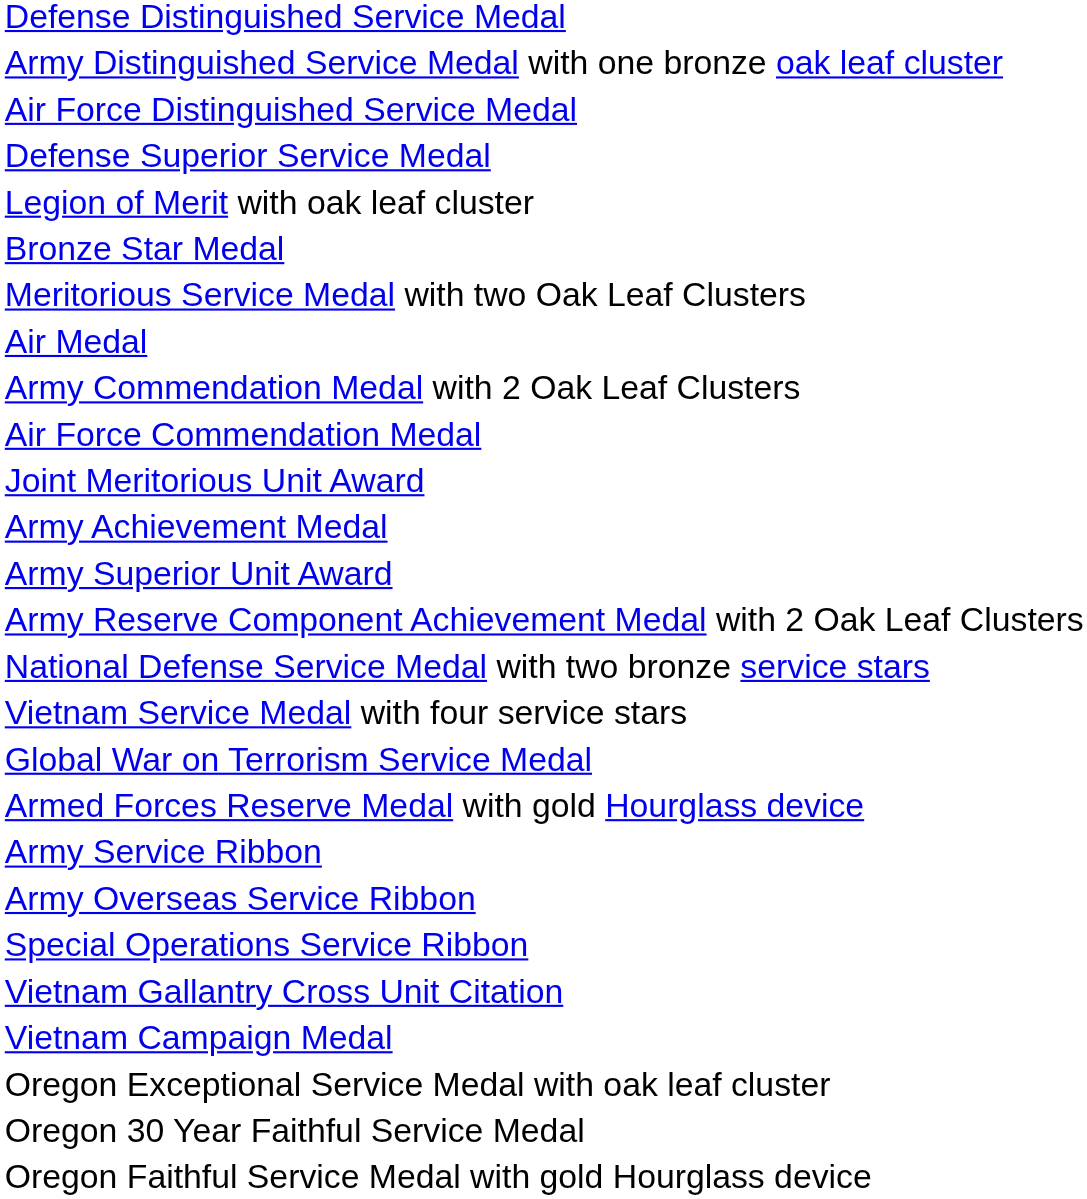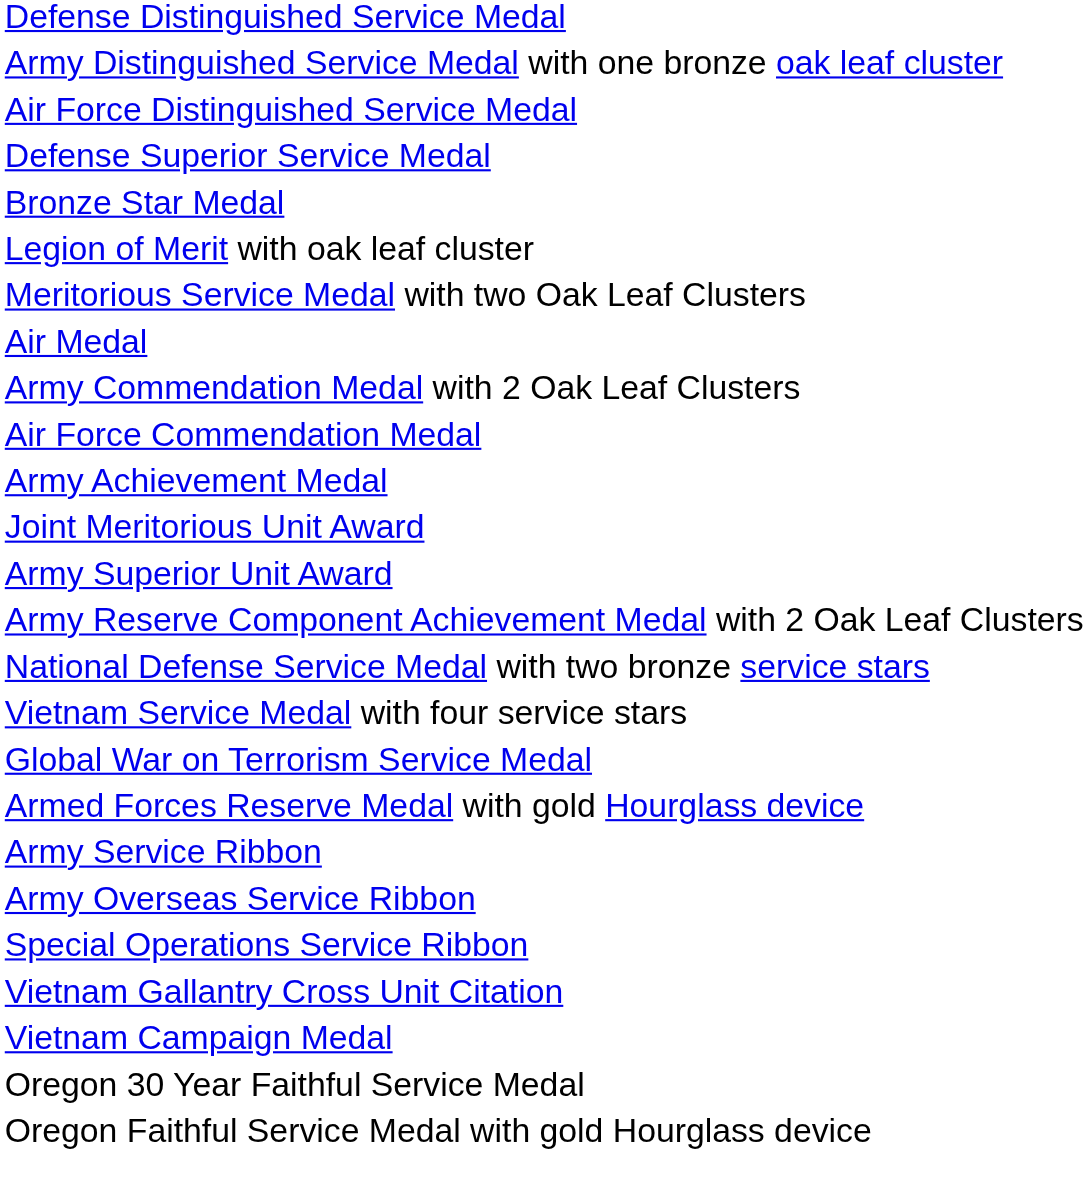rows swapped: (269, 202) <-> (145, 248)
rows swapped: (196, 527) <-> (215, 480)
- row: (418, 1084)
